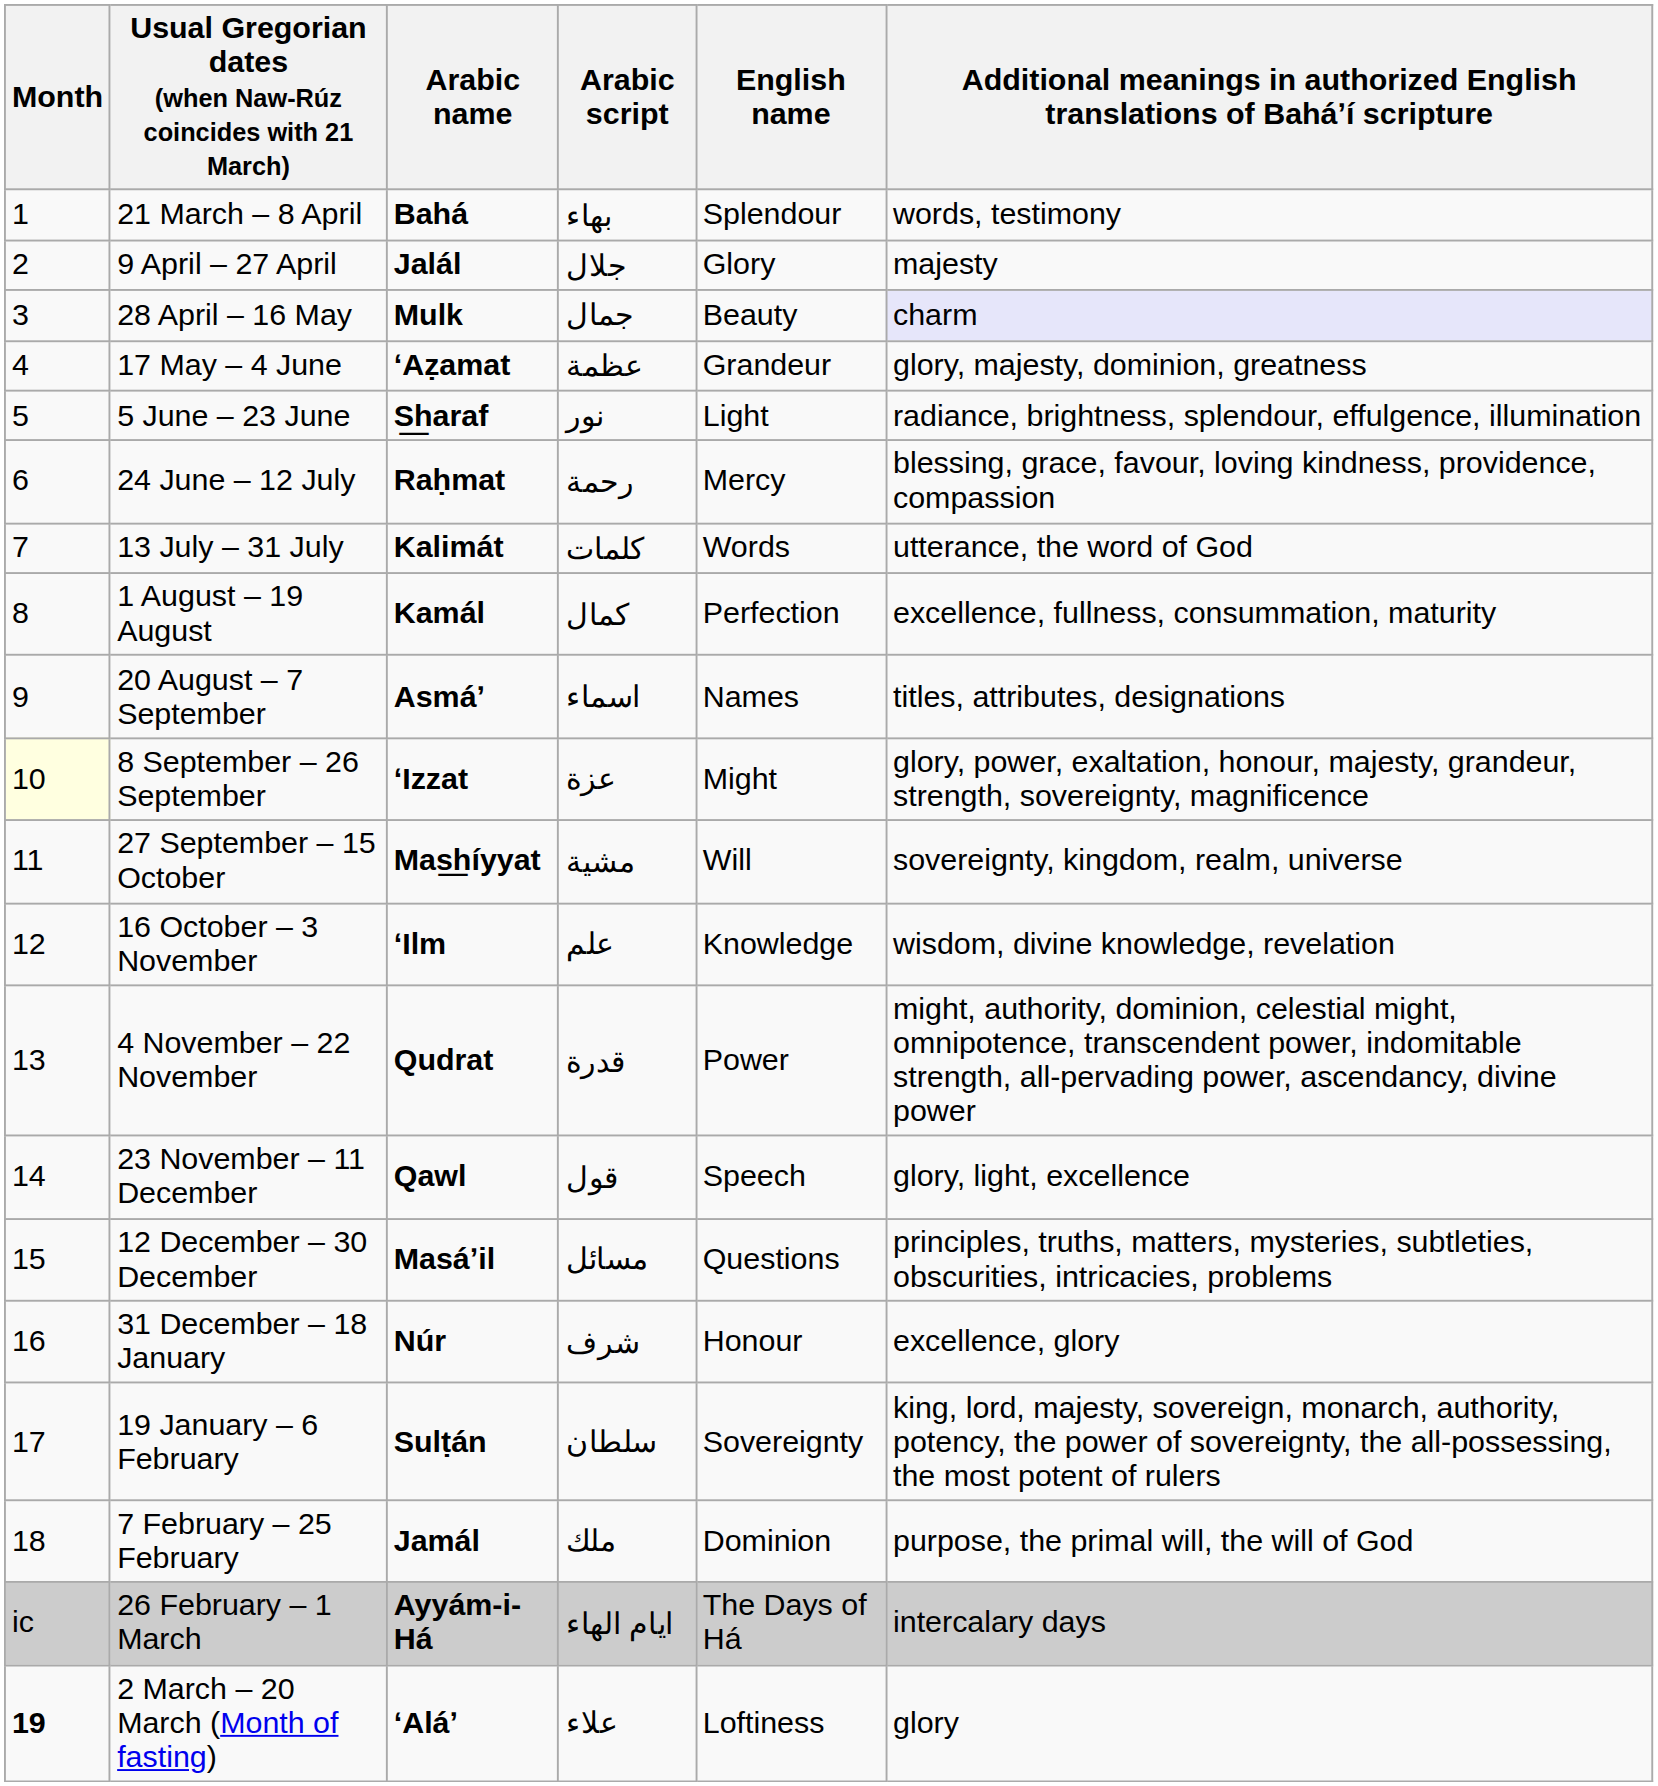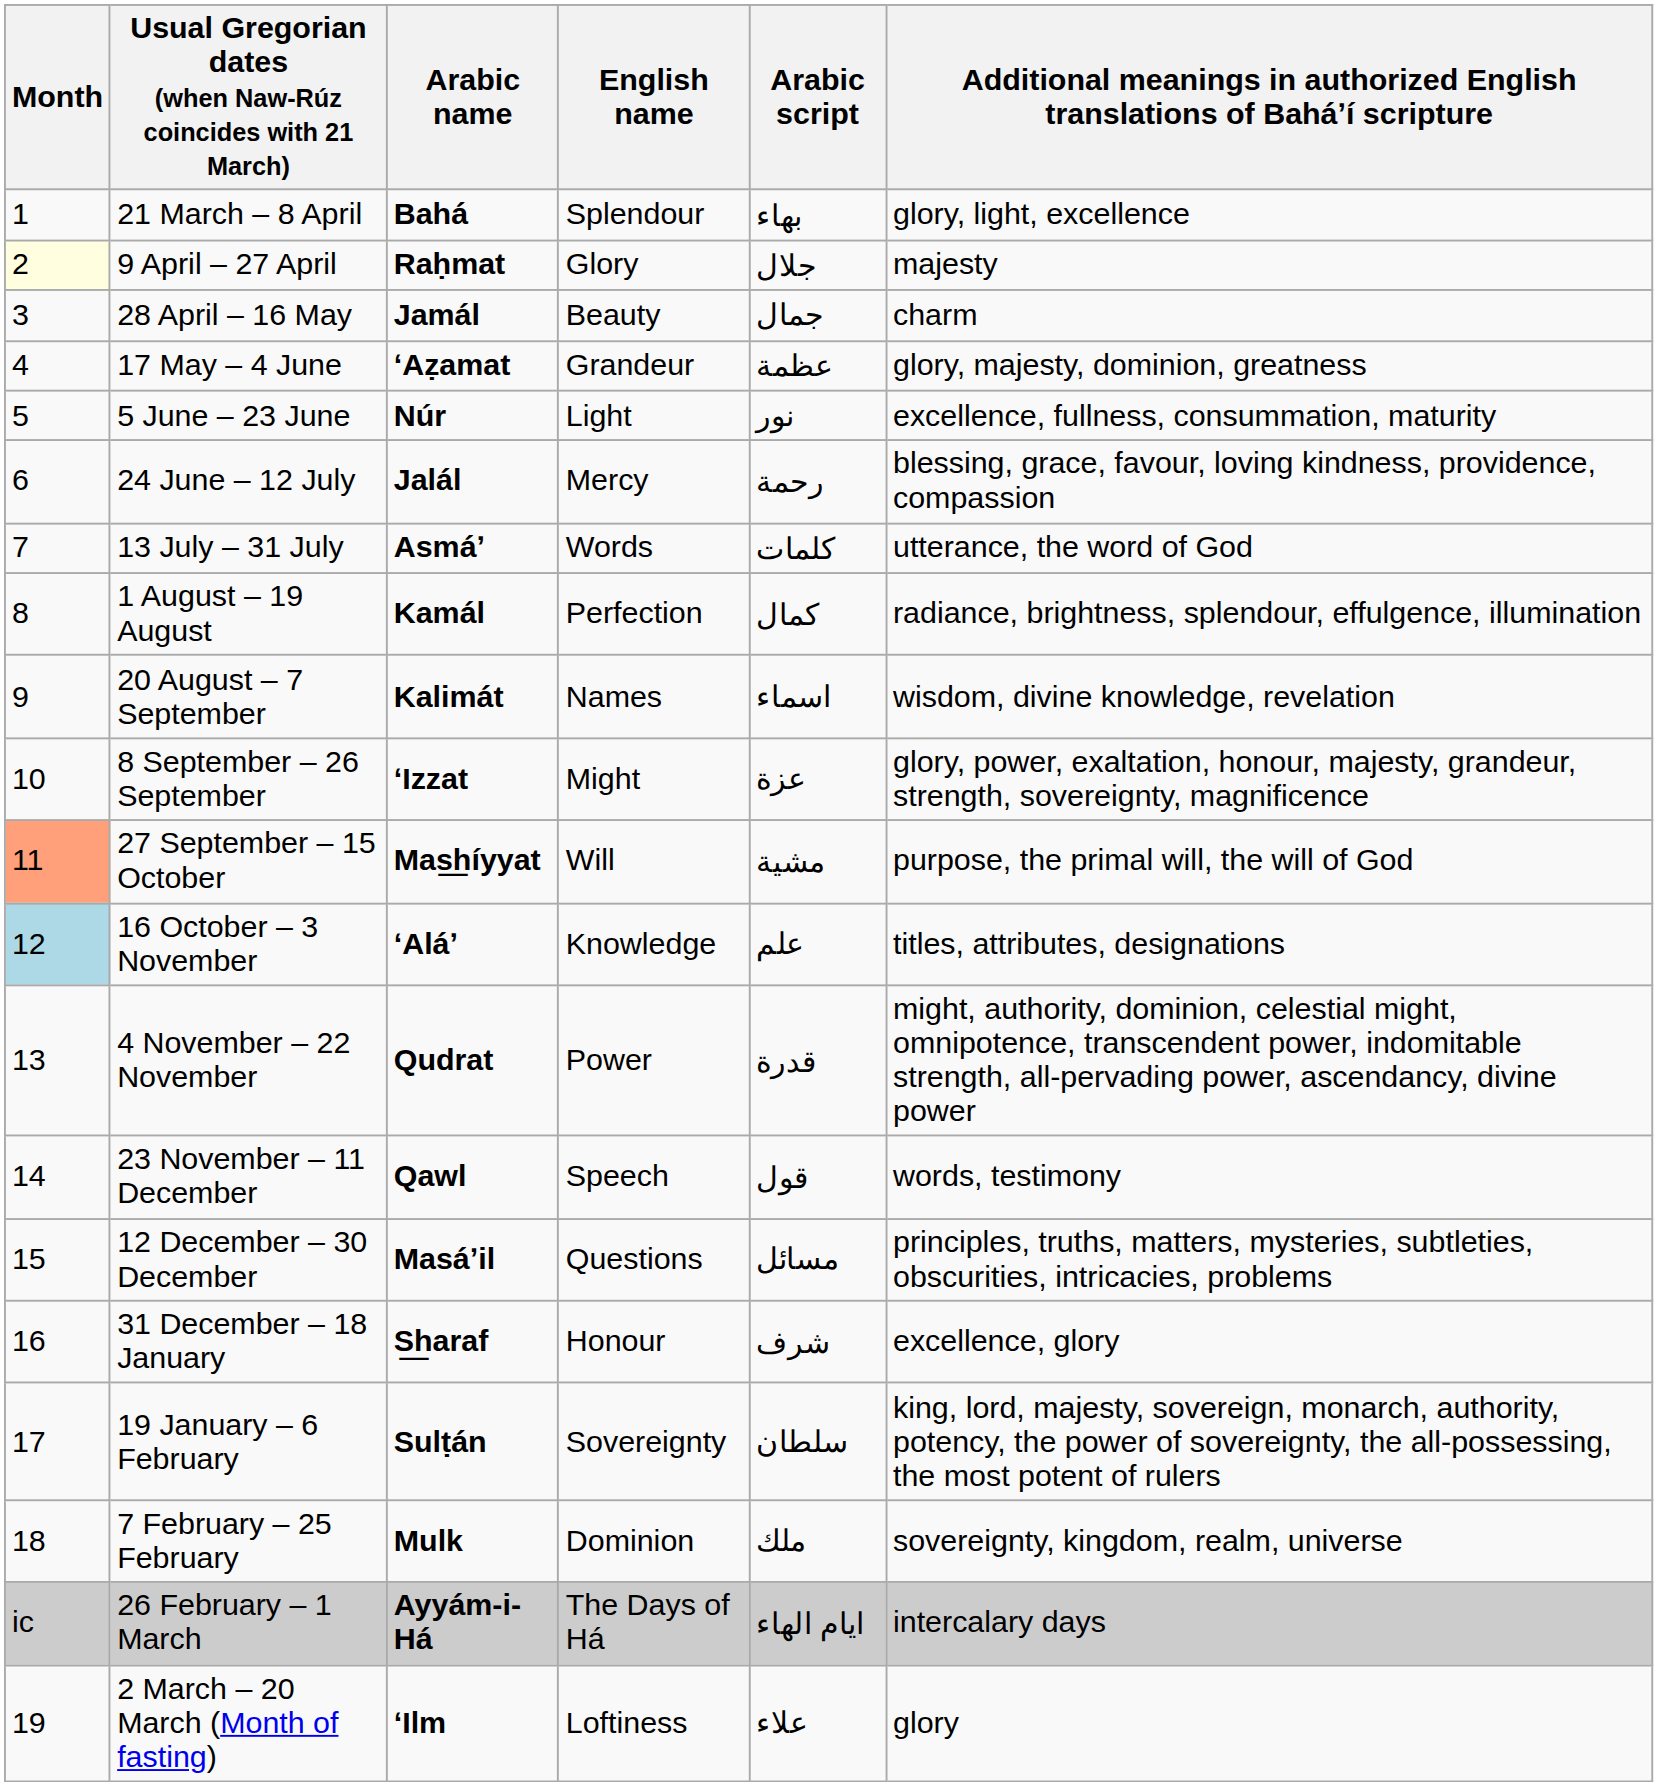columns swapped: (627, 97) <-> (791, 97)
(1007, 214) words, testimony -> (1041, 214) glory, light, excellence
(20, 264) no background -> (20, 264) lightyellow background
(428, 264) Jalál -> (449, 264) Raḥmat
(428, 314) Mulk -> (437, 314) Jamál
(935, 314) lavender background -> (935, 314) no background
(441, 415) S͟haraf -> (420, 415) Núr
(1267, 415) radiance, brightness, splendour, effulgence, illumination -> (1195, 415) excellence, fullness, consummation, maturity
(449, 481) Raḥmat -> (428, 481) Jalál
(449, 547) Kalimát -> (439, 547) Asmáʼ
(1195, 613) excellence, fullness, consummation, maturity -> (1267, 613) radiance, brightness, splendour, effulgence, illumination
(439, 696) Asmáʼ -> (449, 696) Kalimát
(1089, 696) titles, attributes, designations -> (1144, 696) wisdom, divine knowledge, revelation
(29, 778) lightyellow background -> (29, 778) no background
(28, 861) no background -> (28, 861) lightsalmon background
(1148, 861) sovereignty, kingdom, realm, universe -> (1153, 861) purpose, the primal will, the will of God
(29, 943) no background -> (29, 943) lightblue background
(420, 943) ʻIlm -> (426, 943) ʻAláʼ
(1144, 943) wisdom, divine knowledge, revelation -> (1089, 943) titles, attributes, designations
(1041, 1176) glory, light, excellence -> (1007, 1176) words, testimony
(420, 1341) Núr -> (441, 1341) S͟haraf
(437, 1540) Jamál -> (428, 1540) Mulk
(1153, 1540) purpose, the primal will, the will of God -> (1148, 1540) sovereignty, kingdom, realm, universe
(29, 1722) bold -> (29, 1722) normal
(426, 1722) ʻAláʼ -> (420, 1722) ʻIlm
